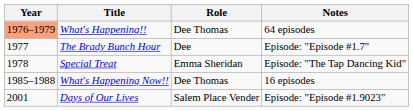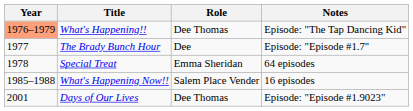(289, 30) 64 episodes -> (335, 30) Episode: "The Tap Dancing Kid"
(335, 64) Episode: "The Tap Dancing Kid" -> (289, 64) 64 episodes
(201, 81) Dee Thomas -> (217, 81) Salem Place Vender
(217, 98) Salem Place Vender -> (201, 98) Dee Thomas
